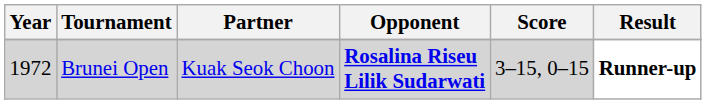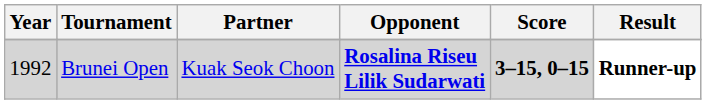(30, 68) 1972 -> (30, 68) 1992
(542, 68) normal -> (542, 68) bold
